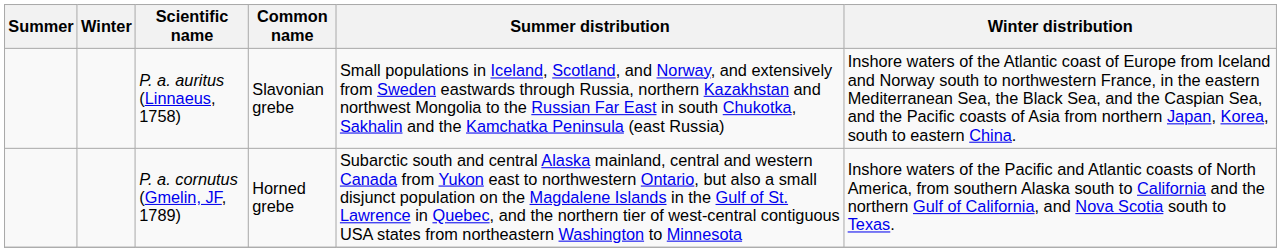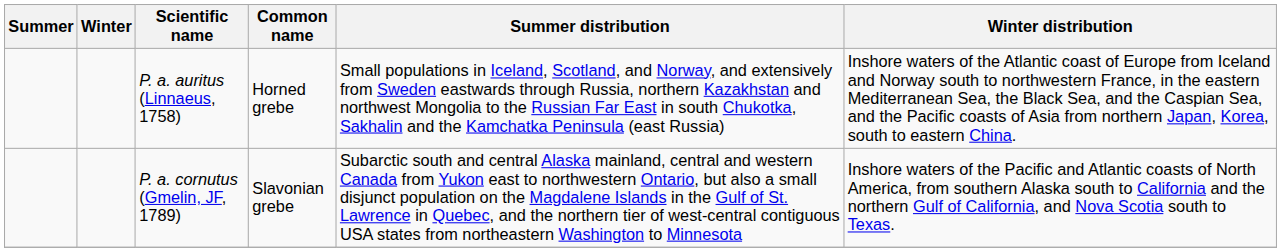(288, 98) Slavonian grebe -> (279, 98) Horned grebe
(279, 197) Horned grebe -> (288, 197) Slavonian grebe
